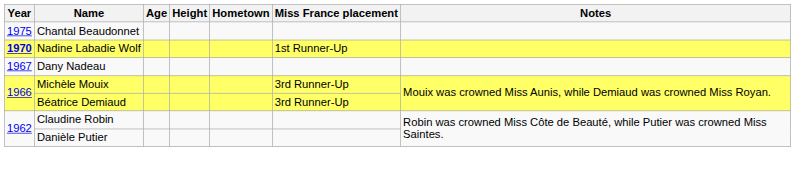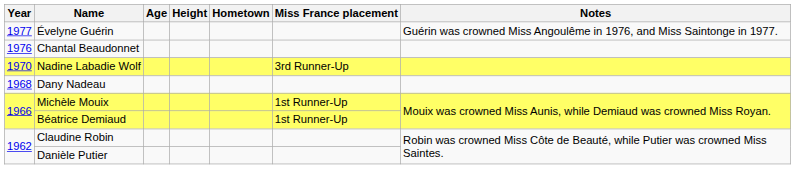+ row: (75, 31)
(19, 31) 1975 -> (19, 48) 1976
(19, 48) bold -> (19, 66) normal
(311, 48) 1st Runner-Up -> (312, 66) 3rd Runner-Up
(19, 66) 1967 -> (19, 84) 1968
(312, 84) 3rd Runner-Up -> (311, 102) 1st Runner-Up
(312, 102) 3rd Runner-Up -> (311, 119) 1st Runner-Up
